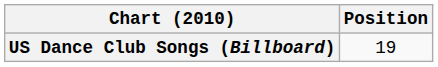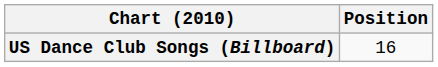(386, 48) 19 -> (386, 48) 16
